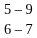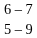rows swapped: (18, 29) <-> (18, 9)
